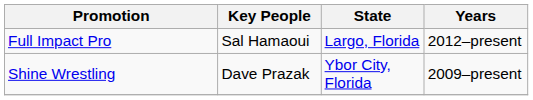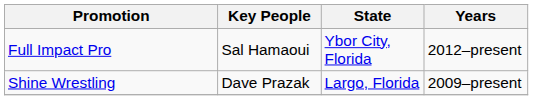(372, 41) Largo, Florida -> (358, 49) Ybor City, Florida
(358, 74) Ybor City, Florida -> (372, 82) Largo, Florida
